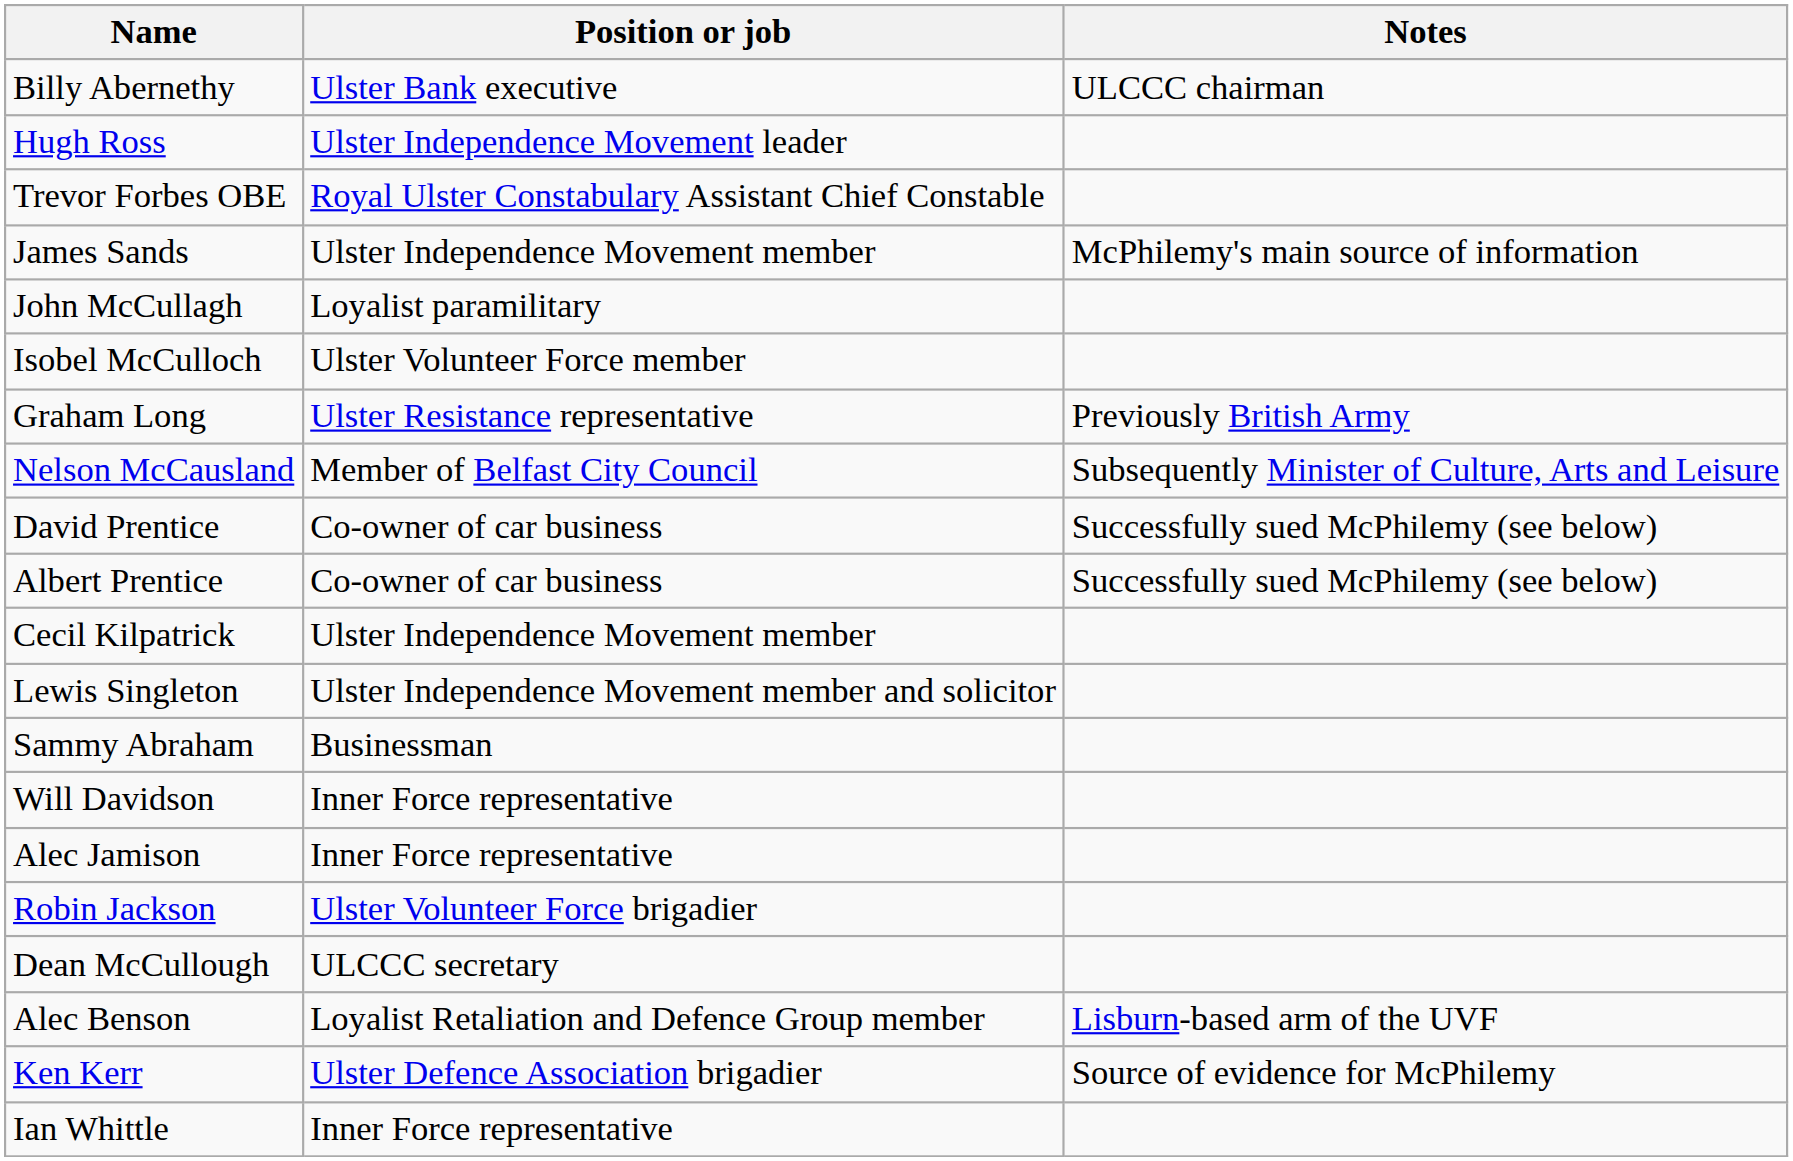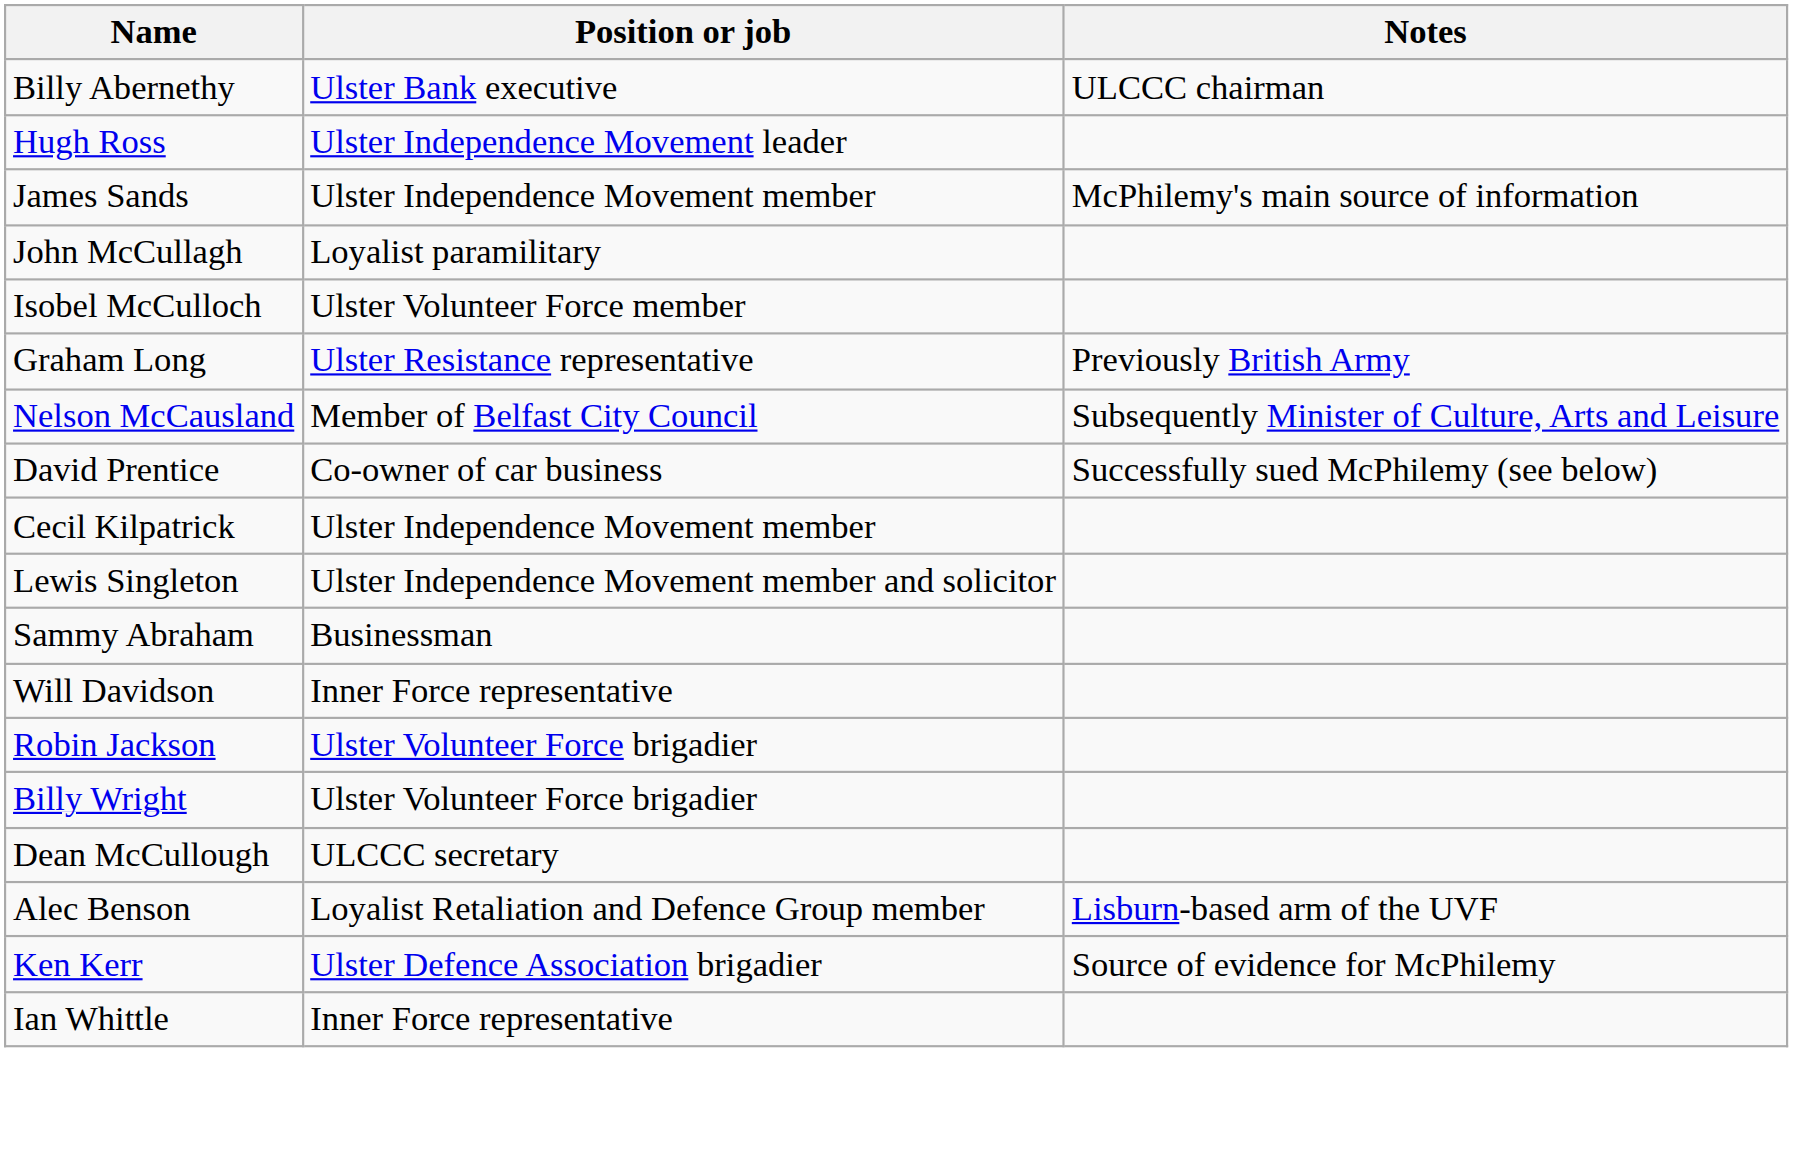- row: (150, 196)
- row: (118, 580)
- row: (107, 854)
+ row: (100, 799)
